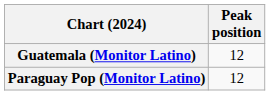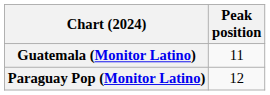(237, 55) 12 -> (237, 55) 11
